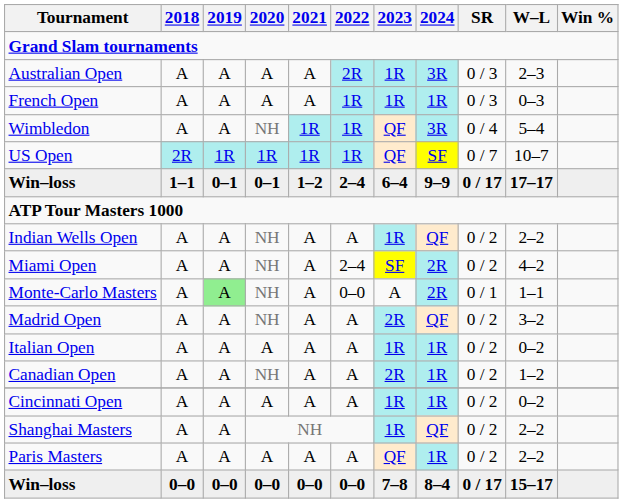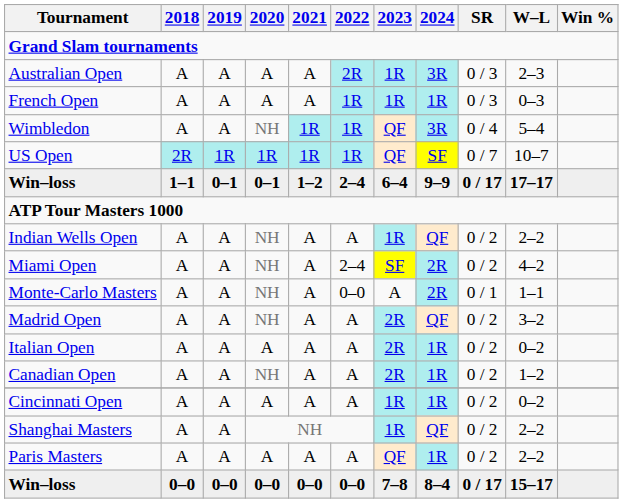(225, 292) lightgreen background -> (225, 292) no background
(395, 347) 1R -> (395, 347) 2R
